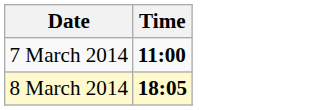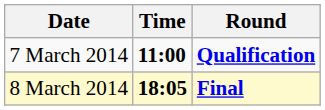+ column: (256, 21)
